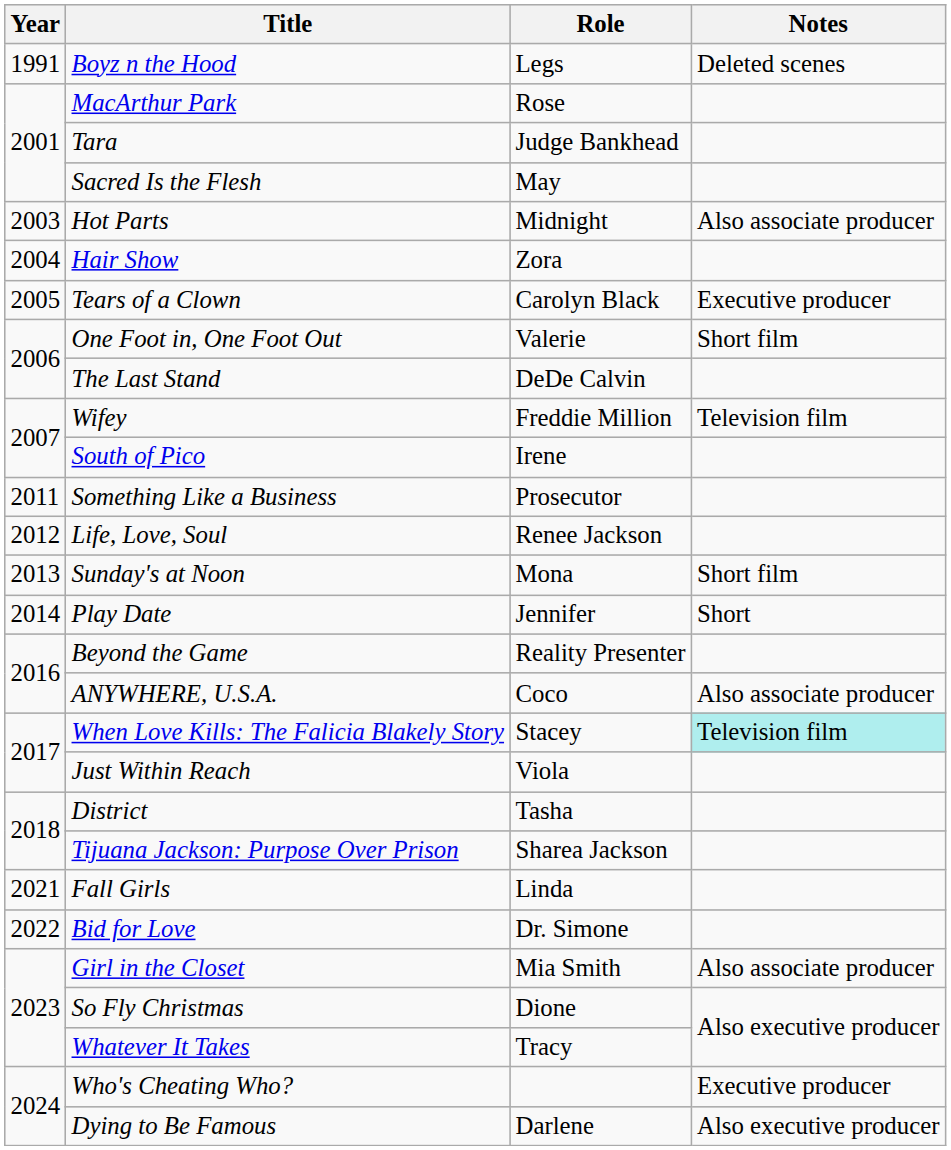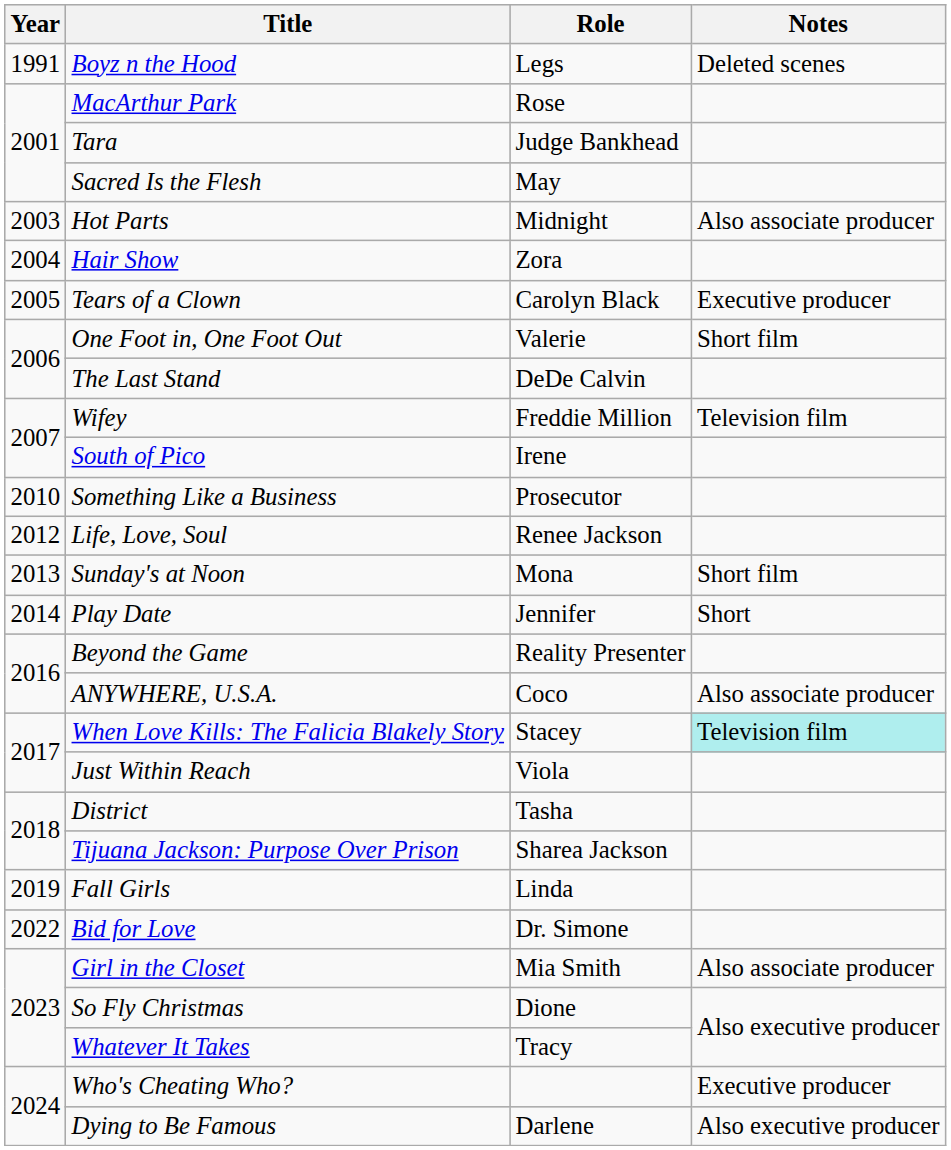(35, 496) 2011 -> (35, 496) 2010
(35, 889) 2021 -> (35, 889) 2019
